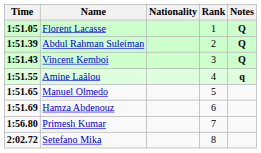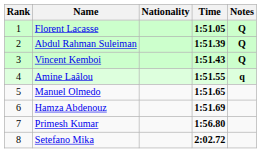columns swapped: (213, 12) <-> (22, 12)
